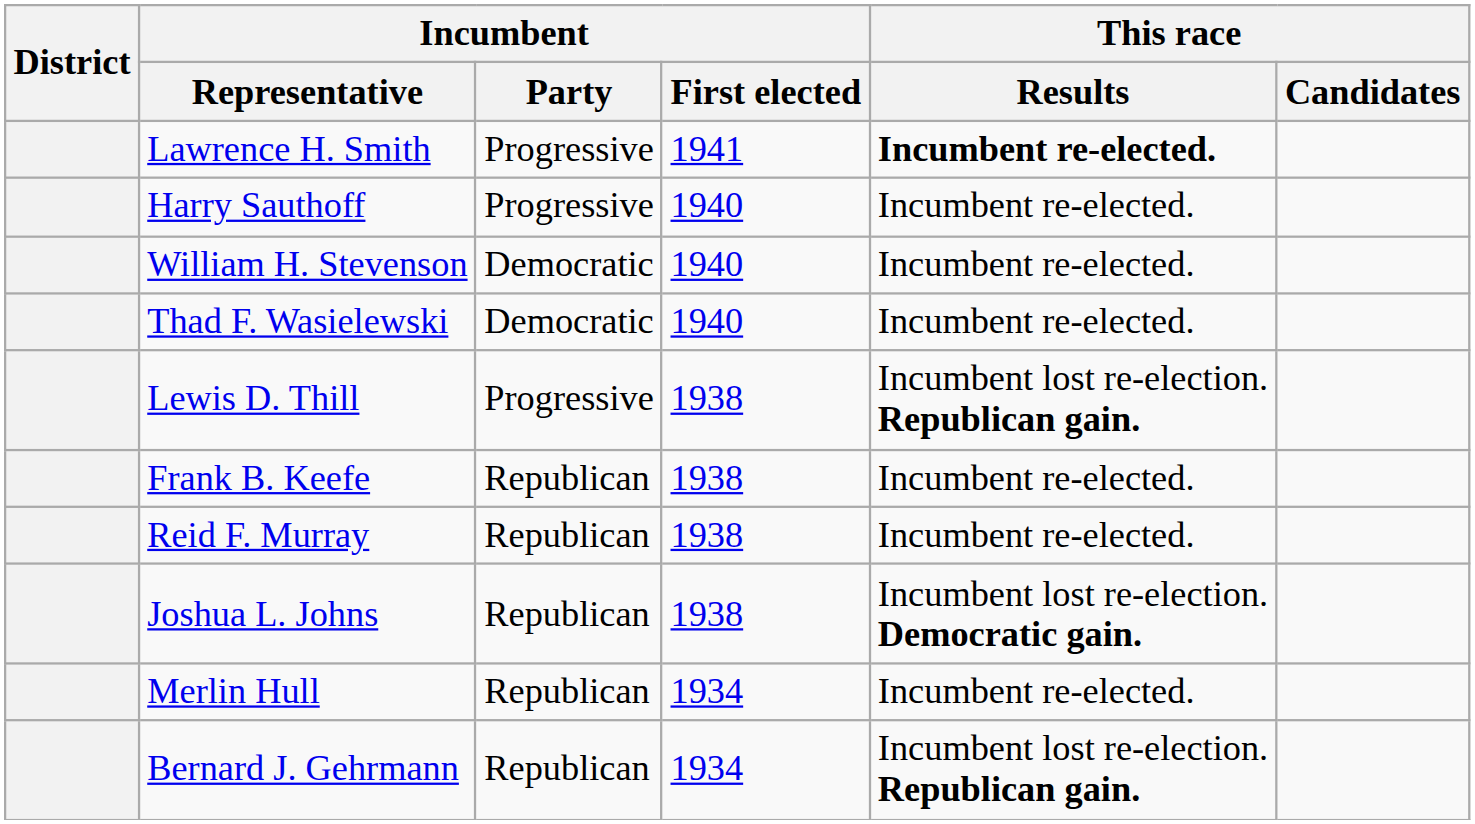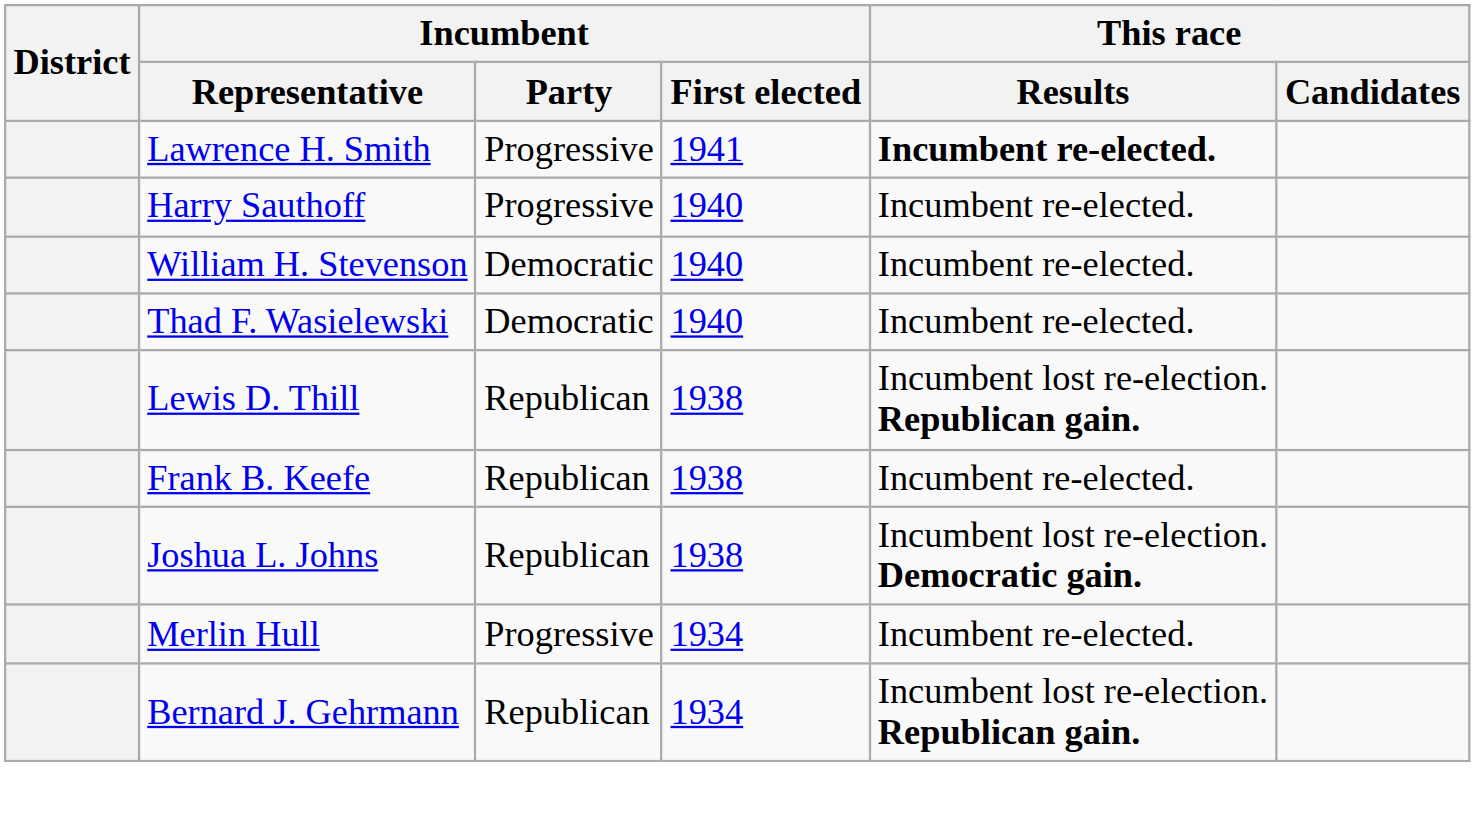(569, 399) Progressive -> (567, 399) Republican
- row: (258, 534)
(567, 691) Republican -> (569, 633) Progressive
